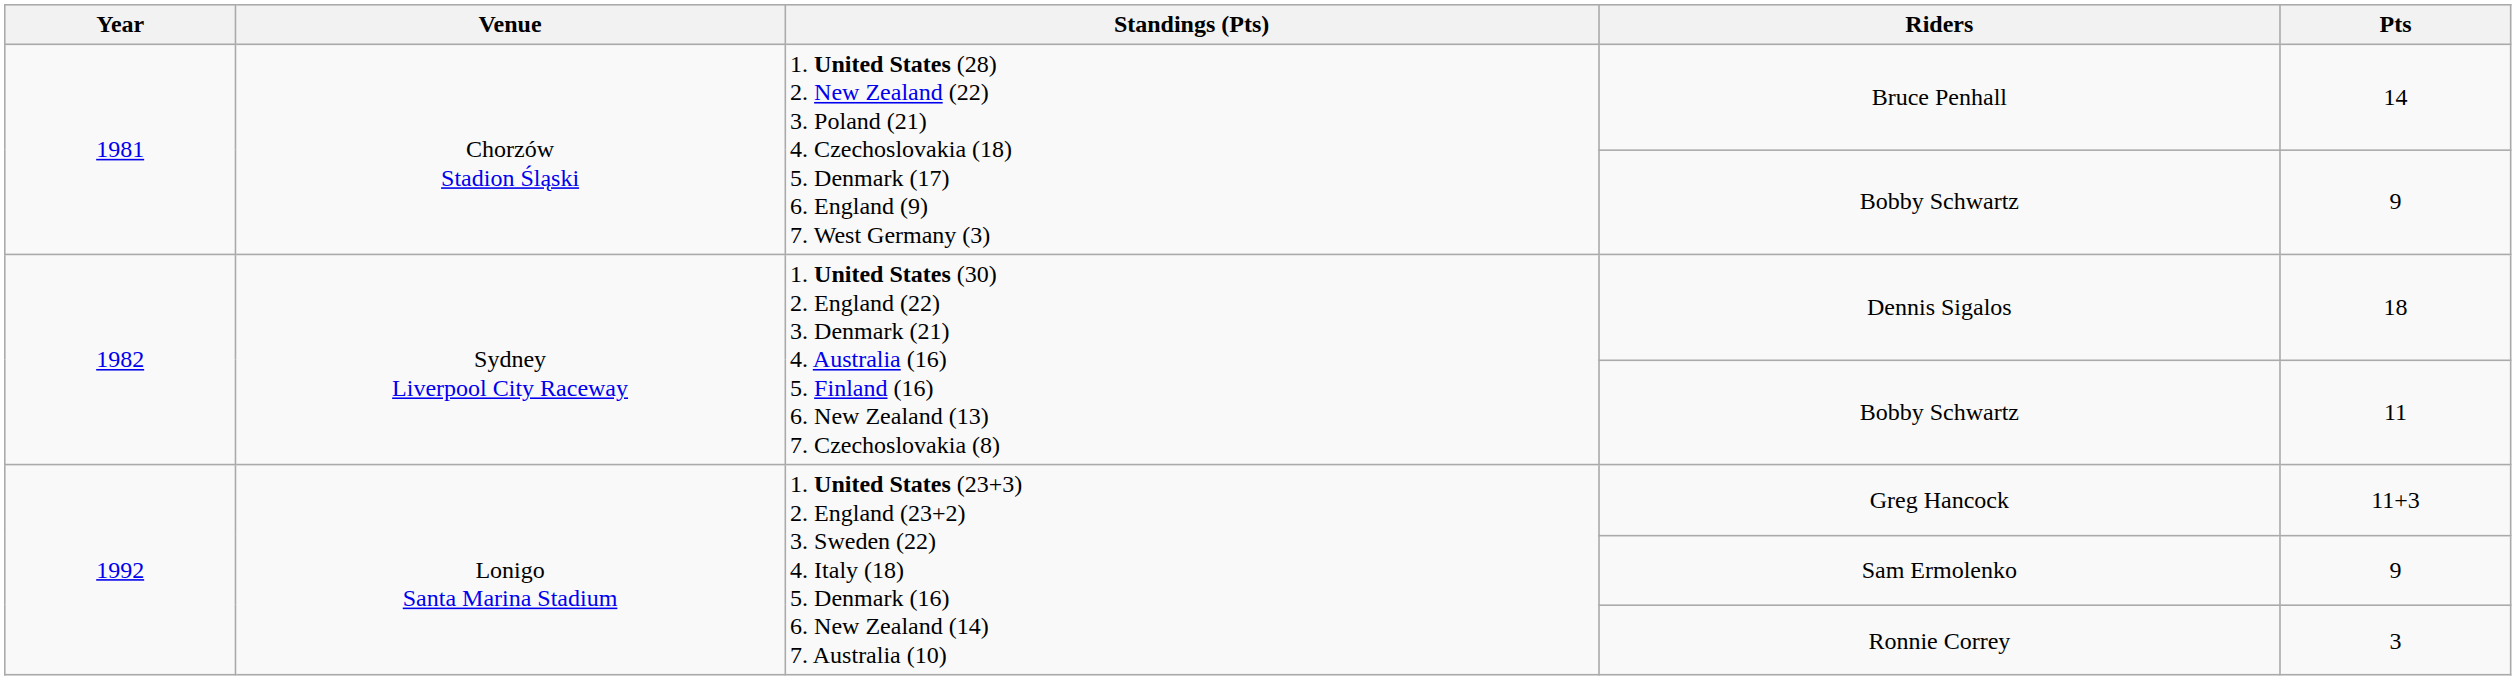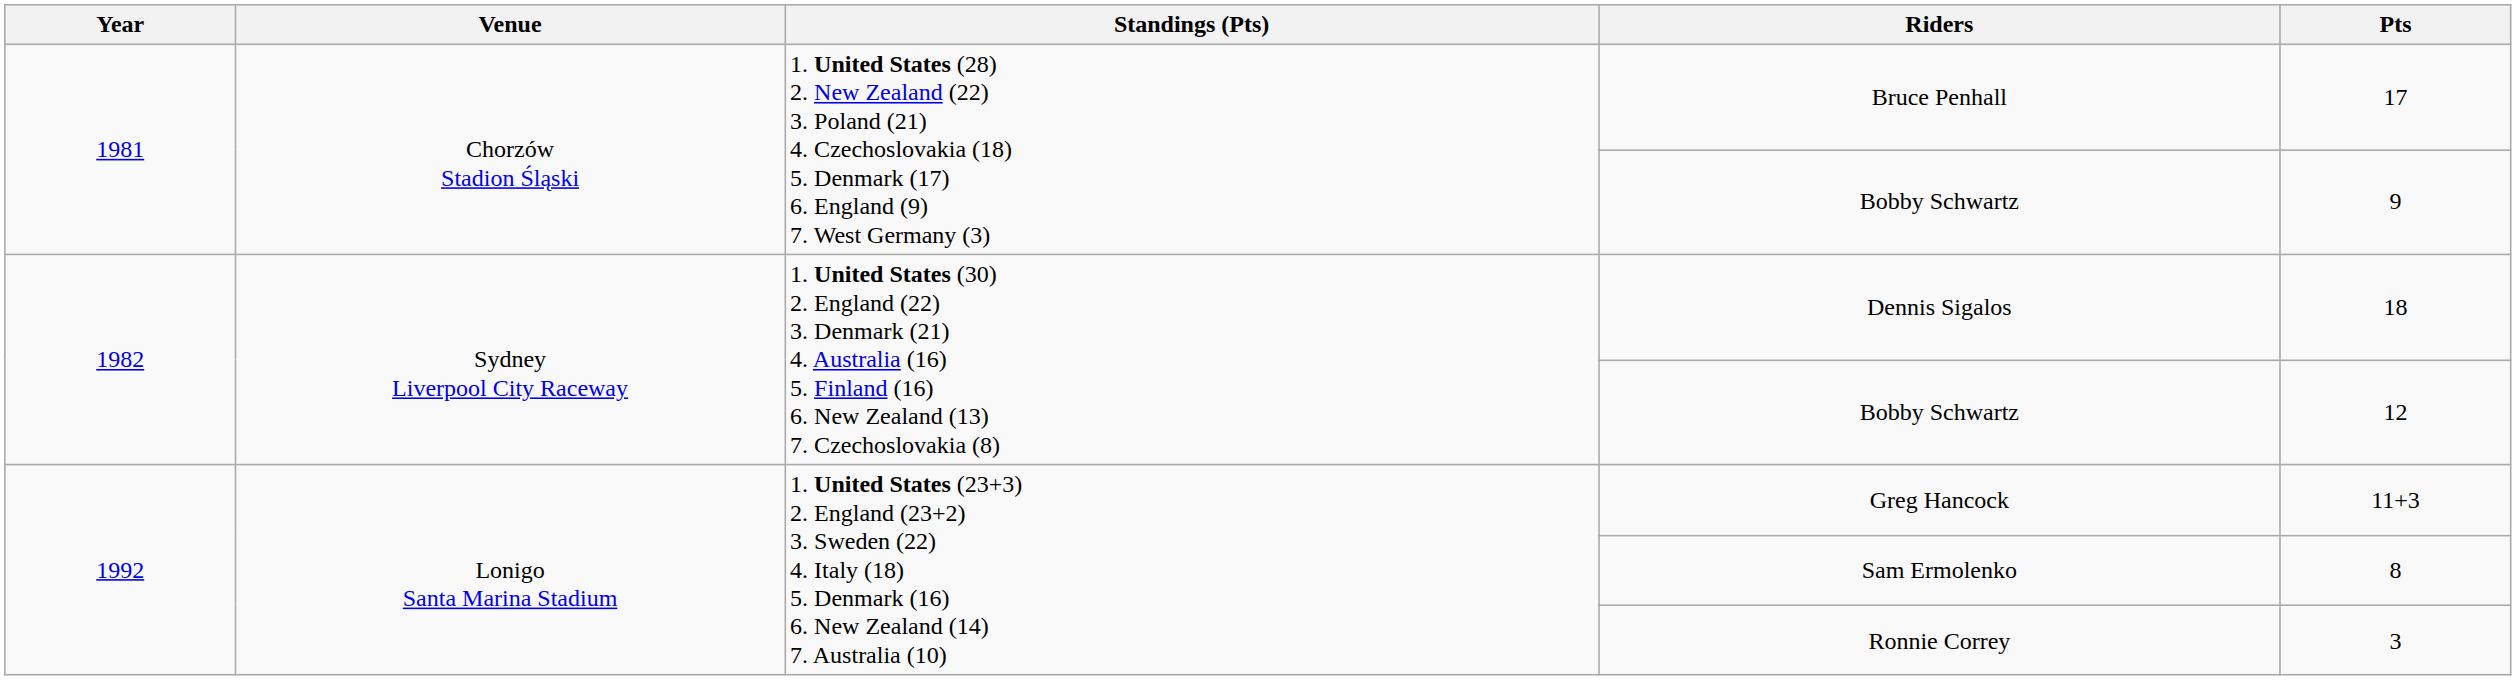(2396, 96) 14 -> (2396, 96) 17
(2396, 412) 11 -> (2396, 412) 12
(2396, 569) 9 -> (2396, 569) 8
